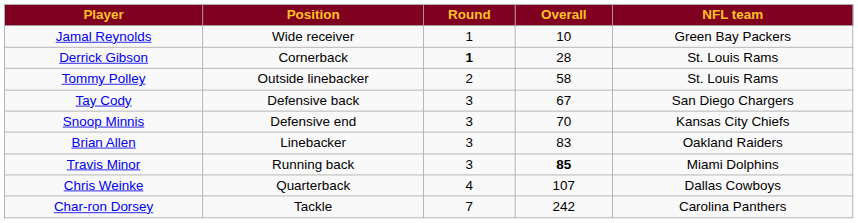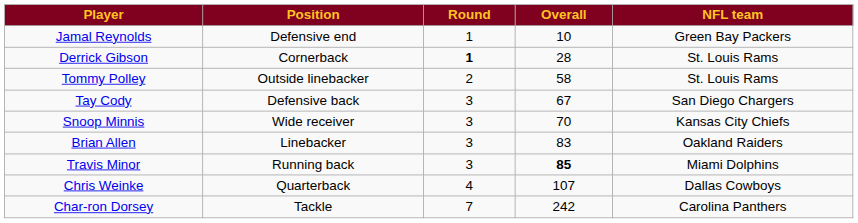(313, 36) Wide receiver -> (313, 36) Defensive end
(313, 121) Defensive end -> (313, 121) Wide receiver
